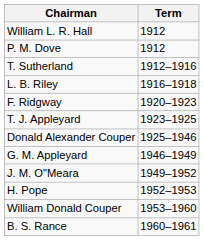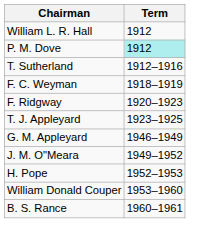(153, 48) no background -> (139, 48) paleturquoise background
- row: (32, 84)
+ row: (42, 84)
- row: (71, 137)
